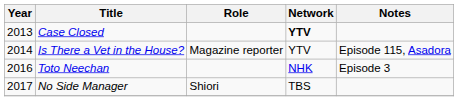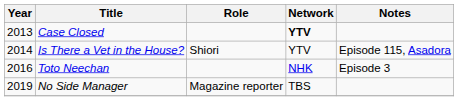(236, 50) Magazine reporter -> (204, 50) Shiori
(20, 86) 2017 -> (20, 86) 2019
(204, 86) Shiori -> (236, 86) Magazine reporter
